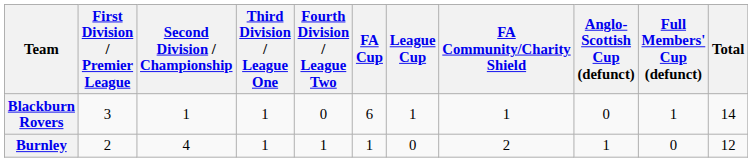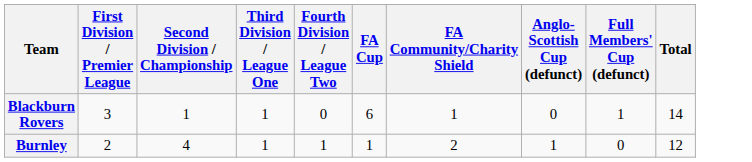- column: (413, 49)
